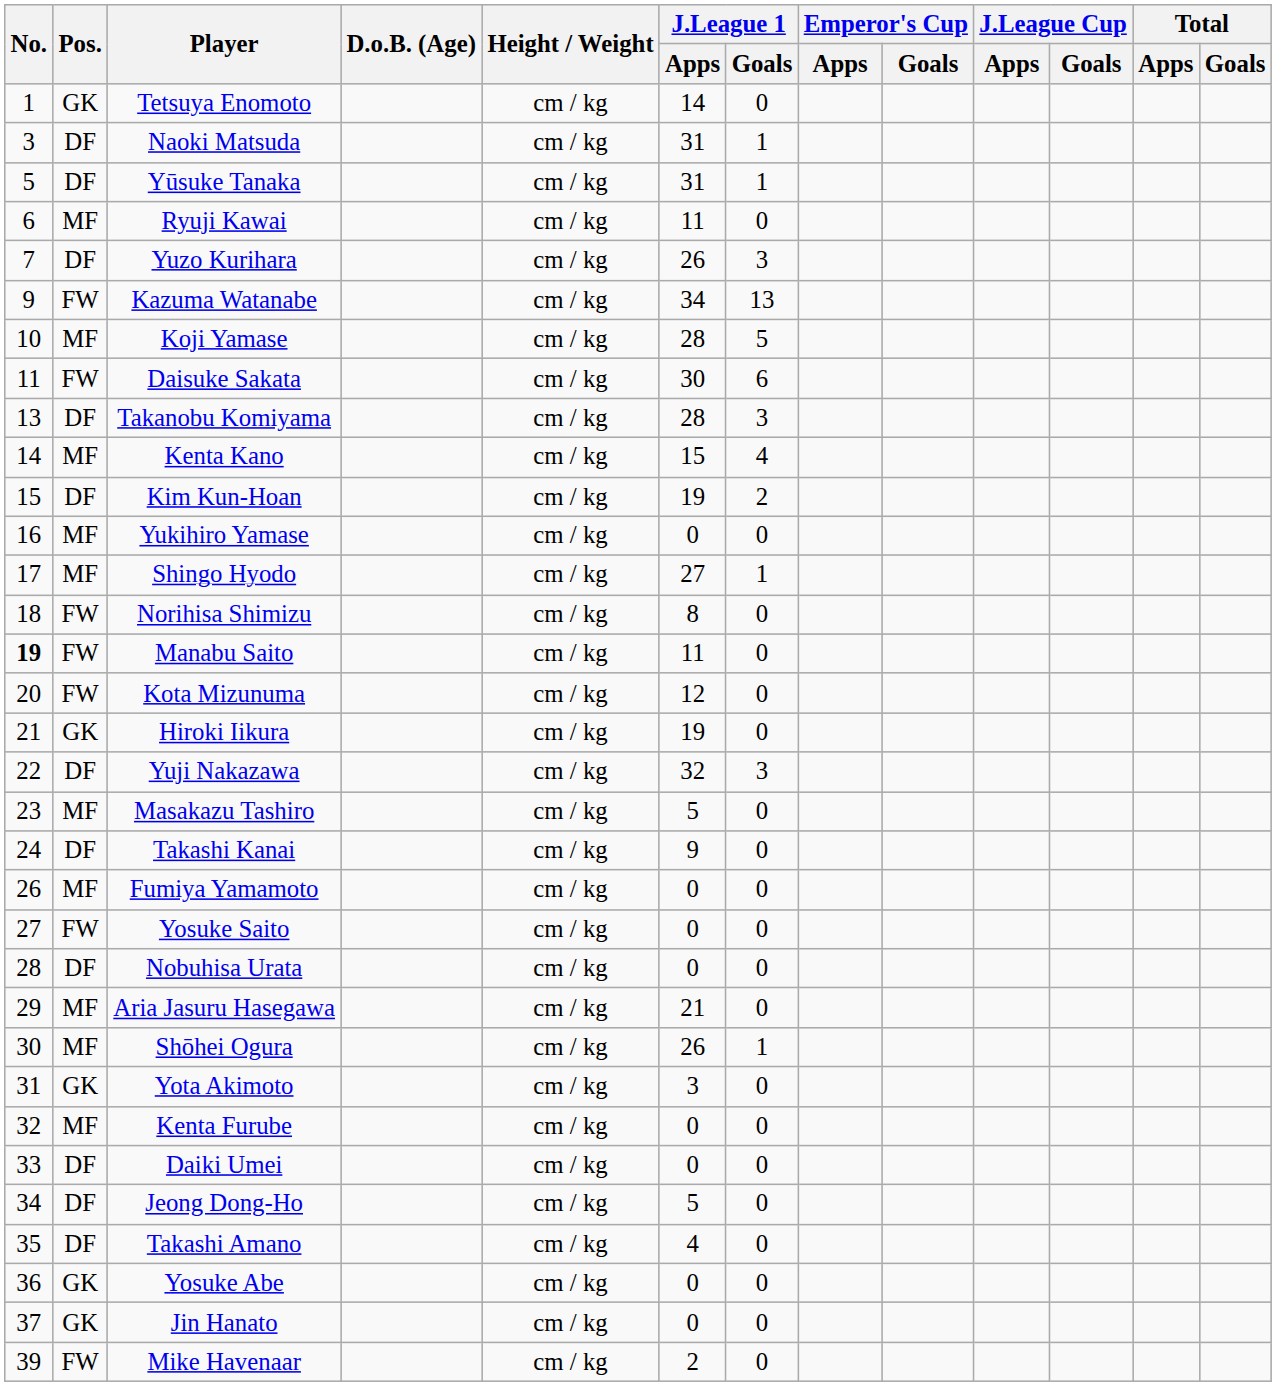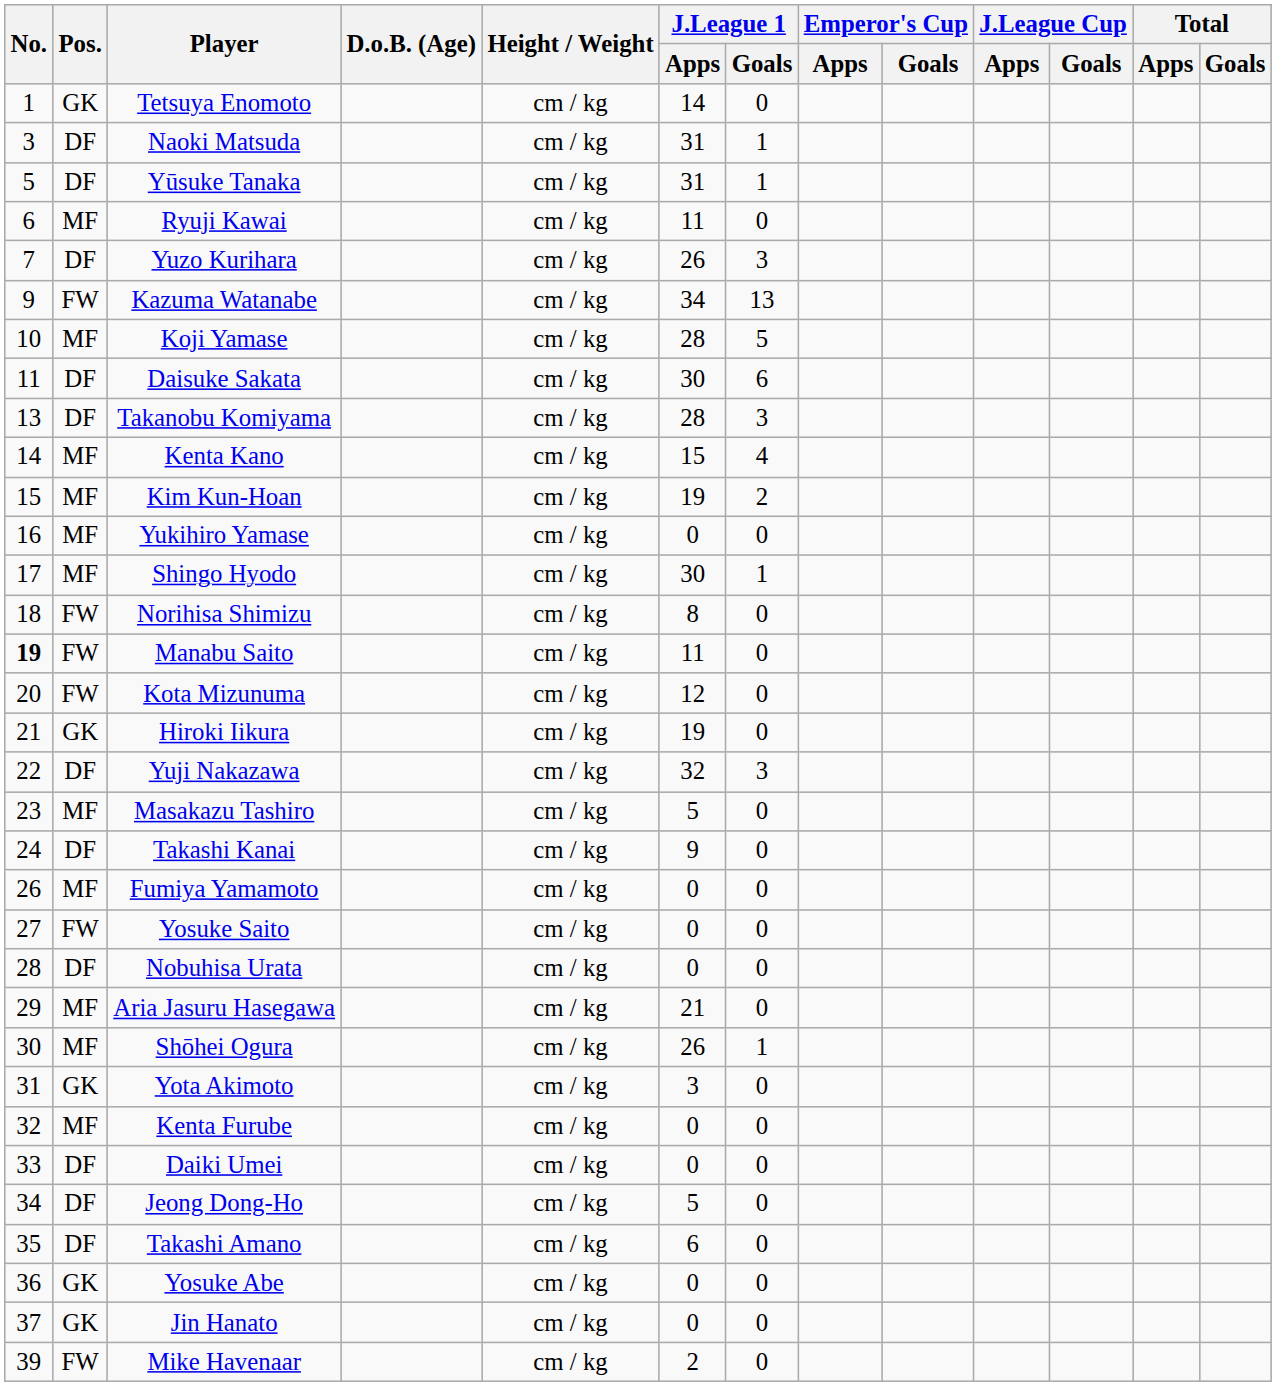(80, 378) FW -> (80, 378) DF
(80, 496) DF -> (80, 496) MF
(693, 574) 27 -> (693, 574) 30
(693, 1243) 4 -> (693, 1243) 6
